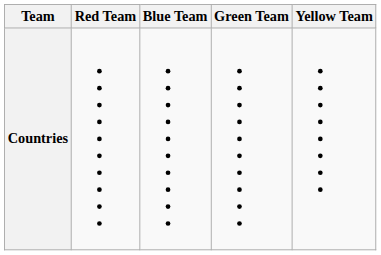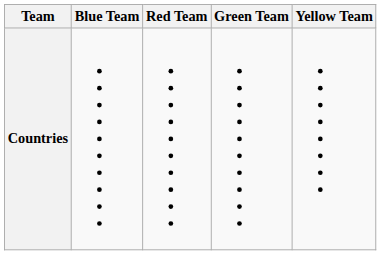columns swapped: (105, 16) <-> (175, 16)
